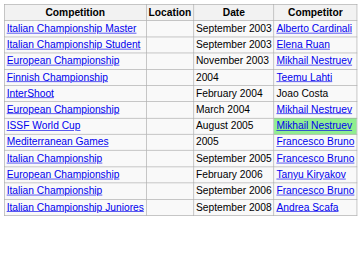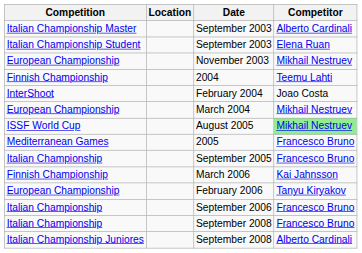+ row: (57, 175)
+ row: (54, 223)
(307, 207) Andrea Scafa -> (314, 239) Alberto Cardinali
